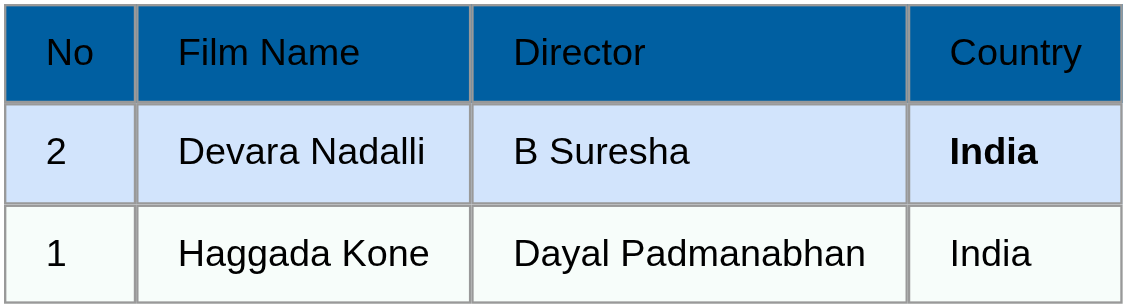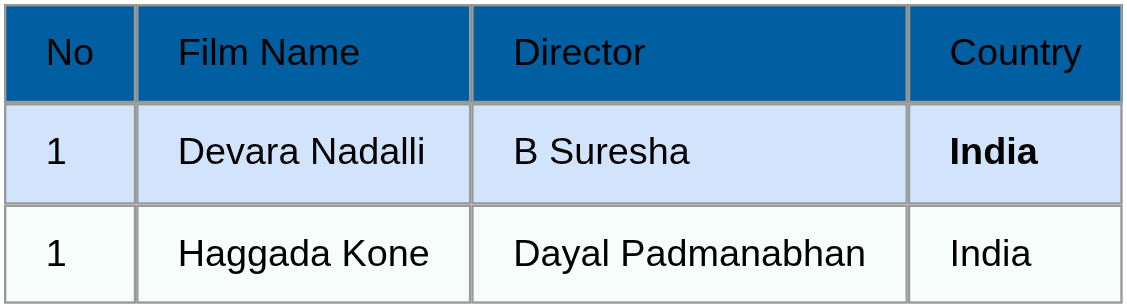(70, 154) 2 -> (70, 154) 1
